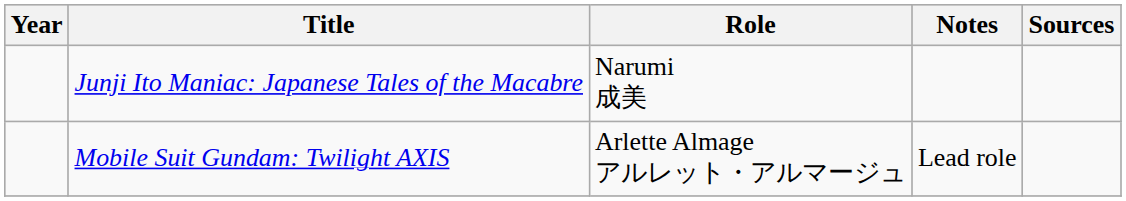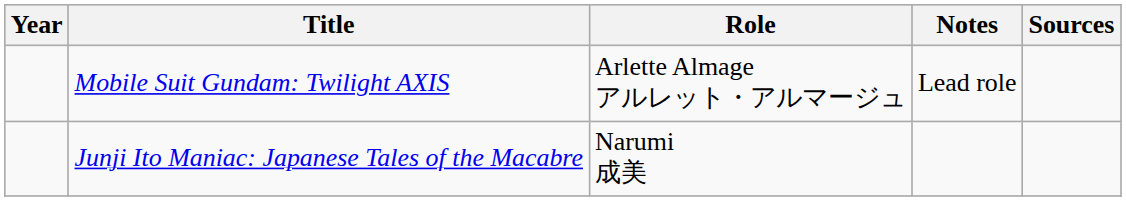rows swapped: (262, 158) <-> (329, 83)
